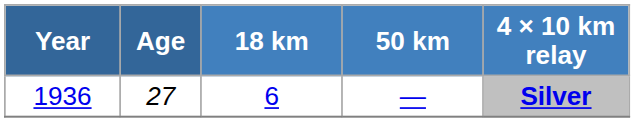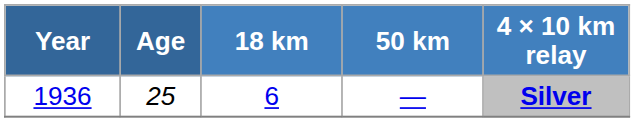(161, 96) 27 -> (161, 96) 25
